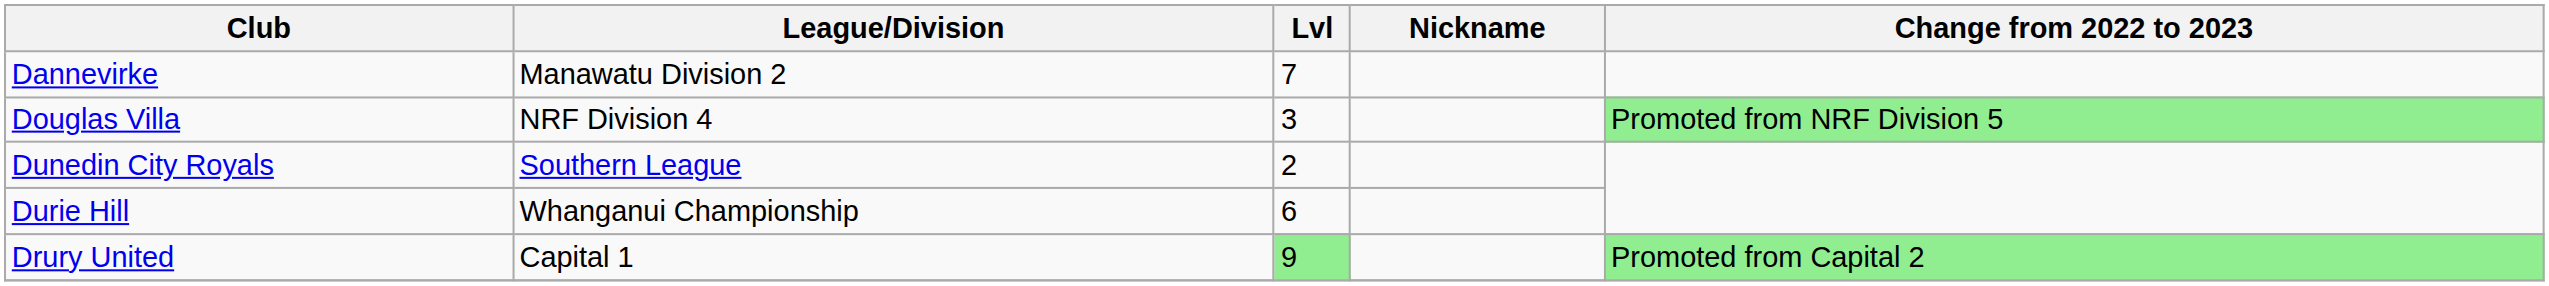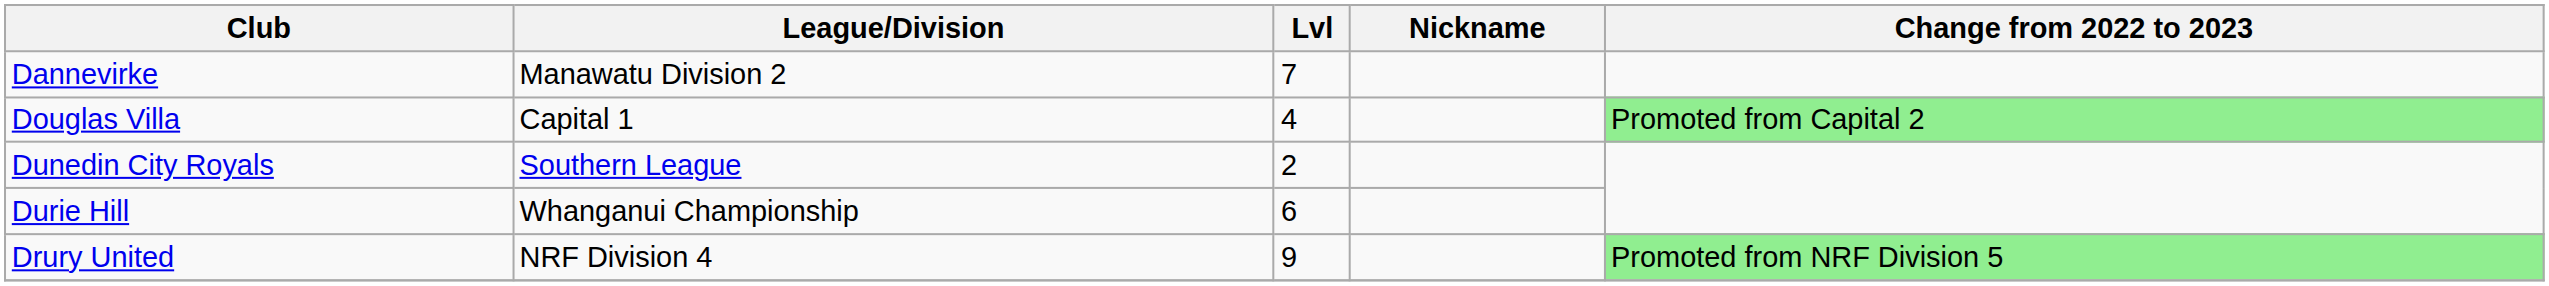(616, 120) NRF Division 4 -> (577, 120) Capital 1
(1289, 120) 3 -> (1289, 120) 4
(1807, 120) Promoted from NRF Division 5 -> (1768, 120) Promoted from Capital 2
(577, 257) Capital 1 -> (616, 257) NRF Division 4
(1289, 257) lightgreen background -> (1289, 257) no background
(1768, 257) Promoted from Capital 2 -> (1807, 257) Promoted from NRF Division 5
